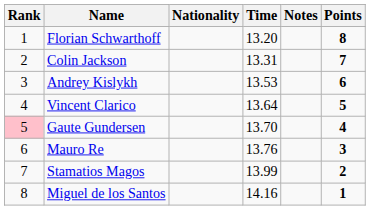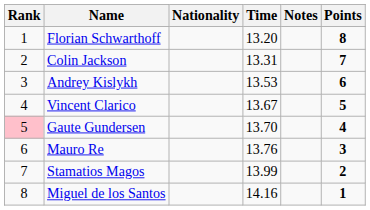(262, 104) 13.64 -> (262, 104) 13.67
